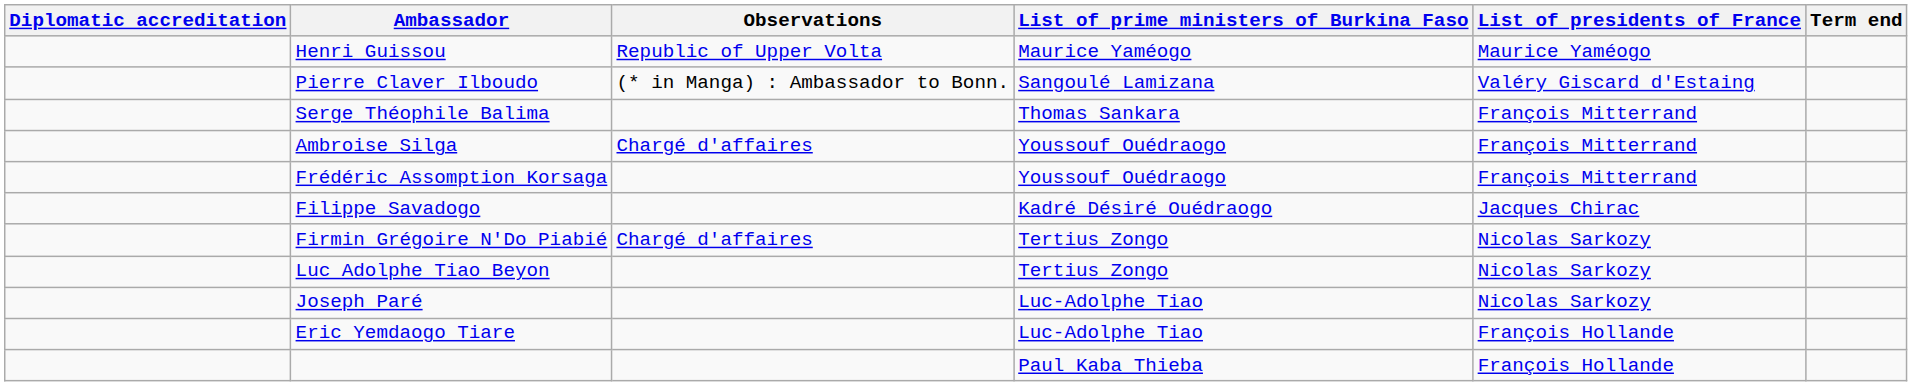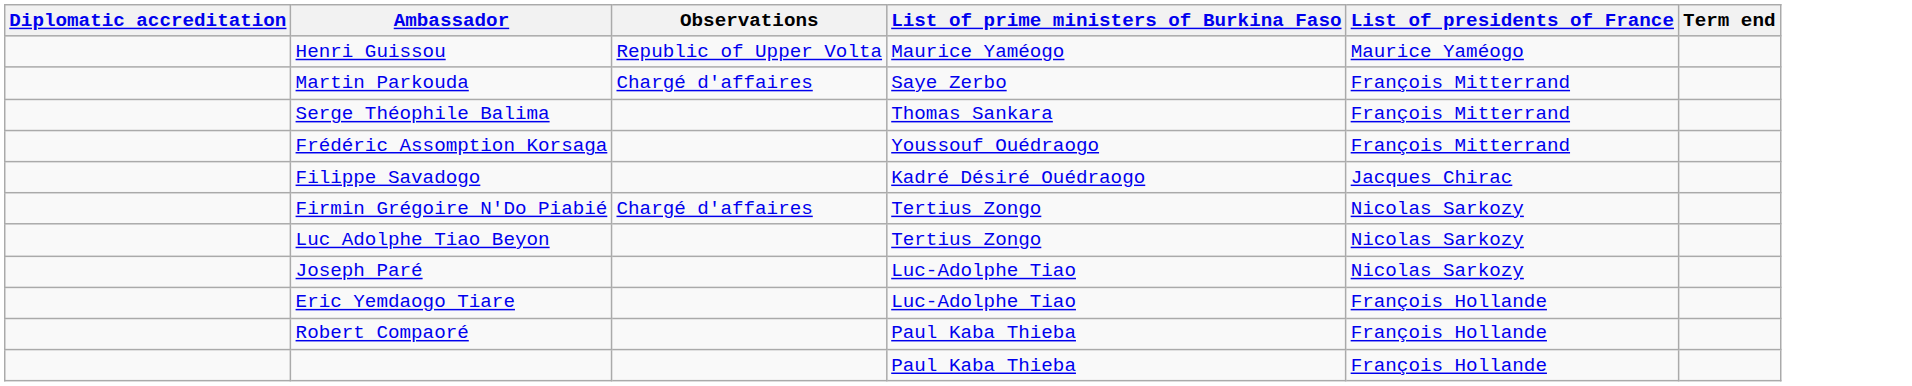- row: (417, 83)
+ row: (382, 83)
- row: (376, 146)
+ row: (382, 334)
